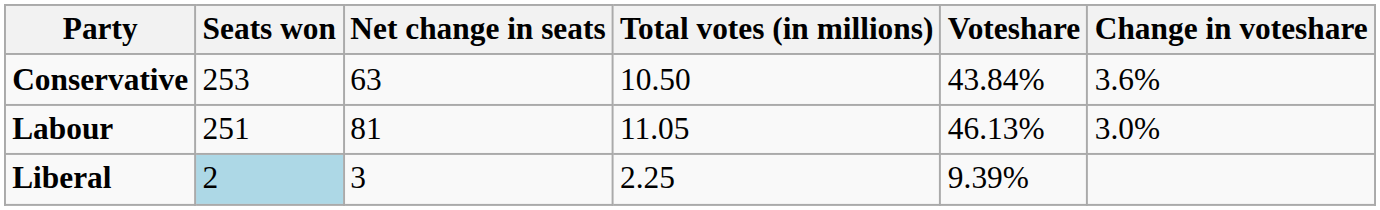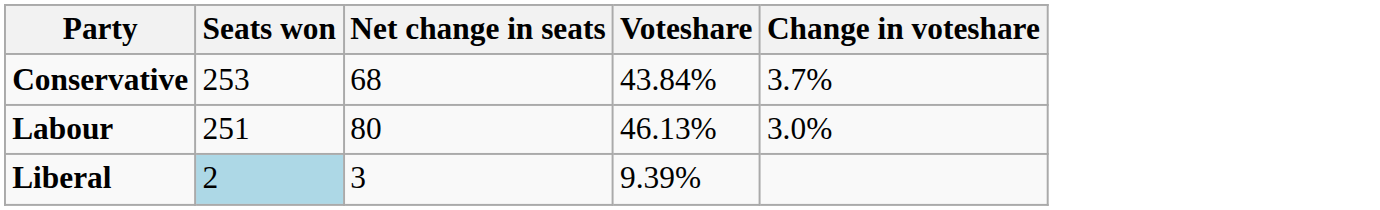- column: (777, 29)
(366, 79) 63 -> (366, 79) 68
(1127, 79) 3.6% -> (800, 79) 3.7%
(366, 128) 81 -> (366, 128) 80
